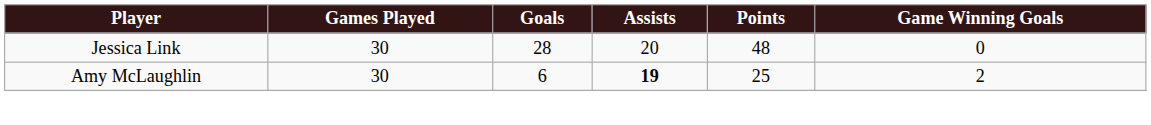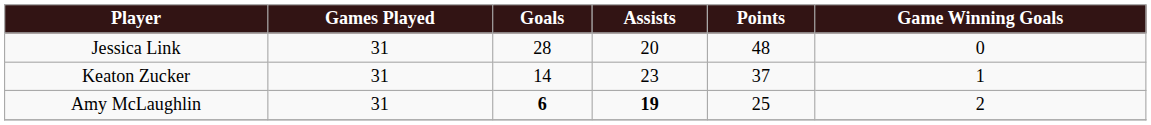(380, 47) 30 -> (380, 47) 31
+ row: (136, 76)
(380, 76) 30 -> (380, 104) 31
(542, 76) normal -> (542, 104) bold
